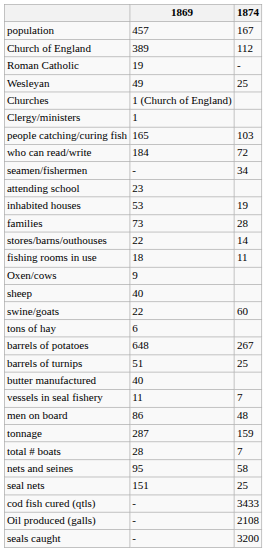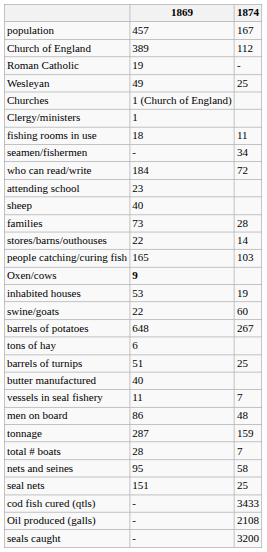rows swapped: (67, 135) <-> (52, 258)
rows swapped: (47, 170) <-> (49, 153)
rows swapped: (44, 205) <-> (19, 293)
(135, 275) normal -> (135, 275) bold
rows swapped: (31, 328) <-> (48, 345)
